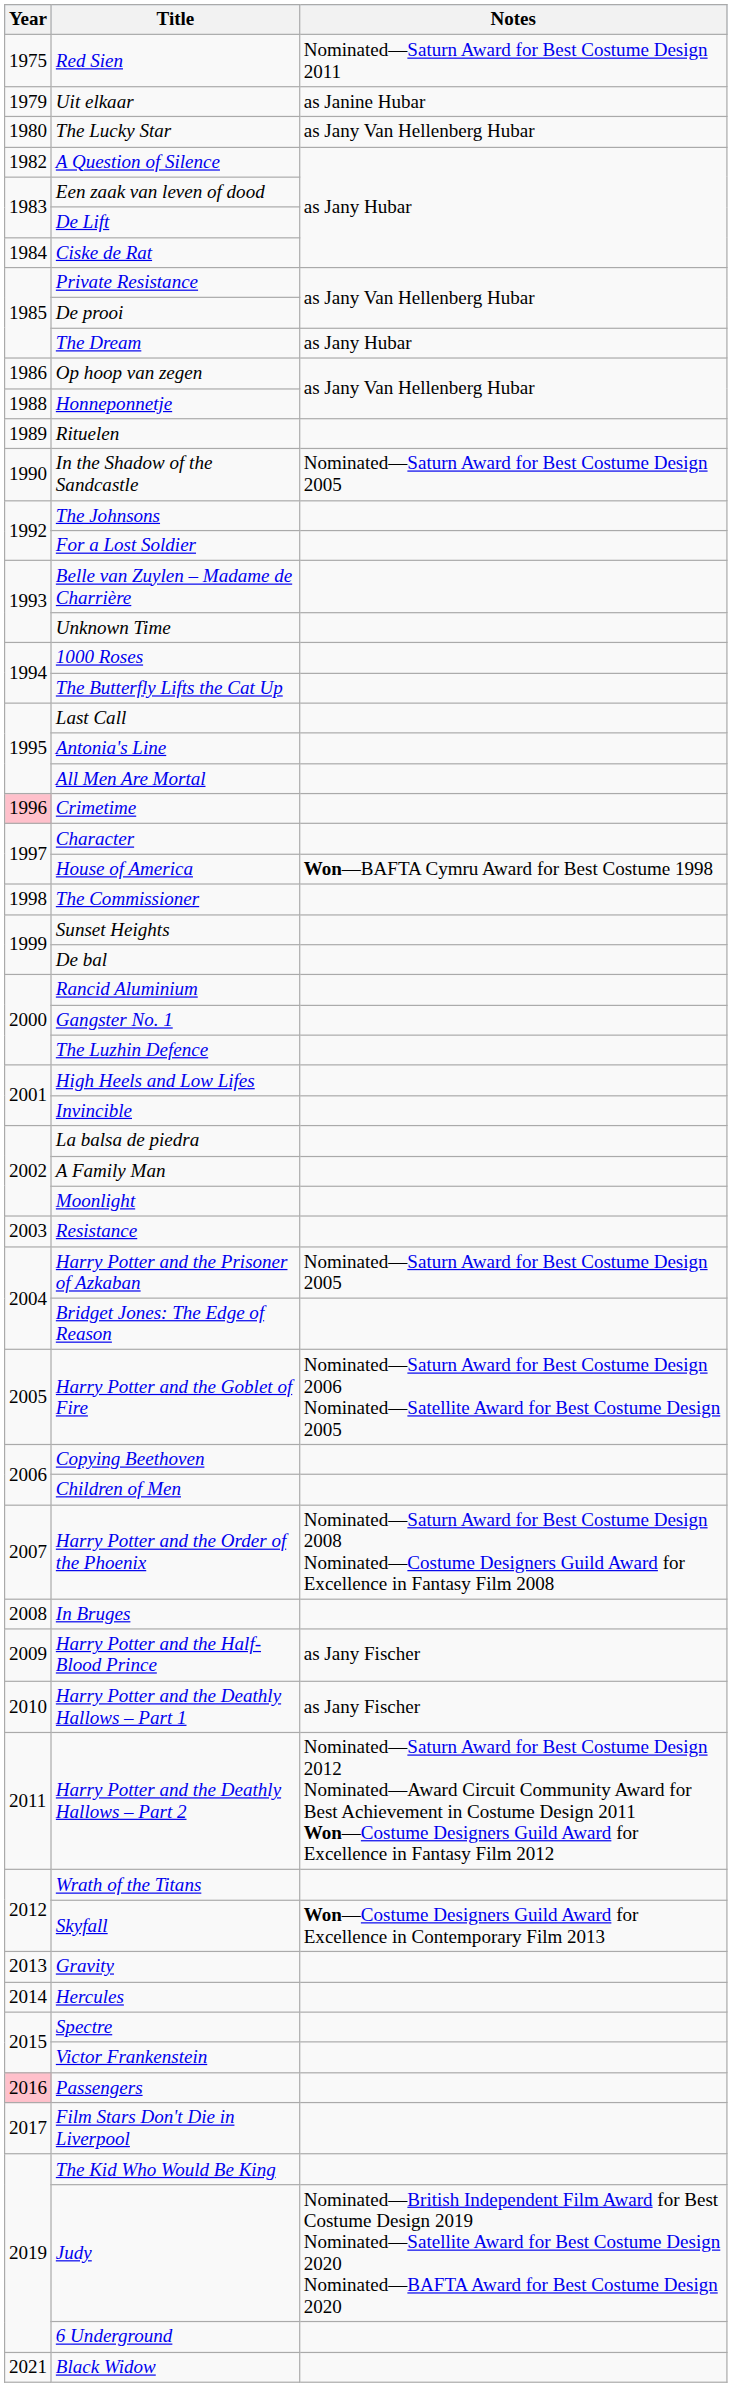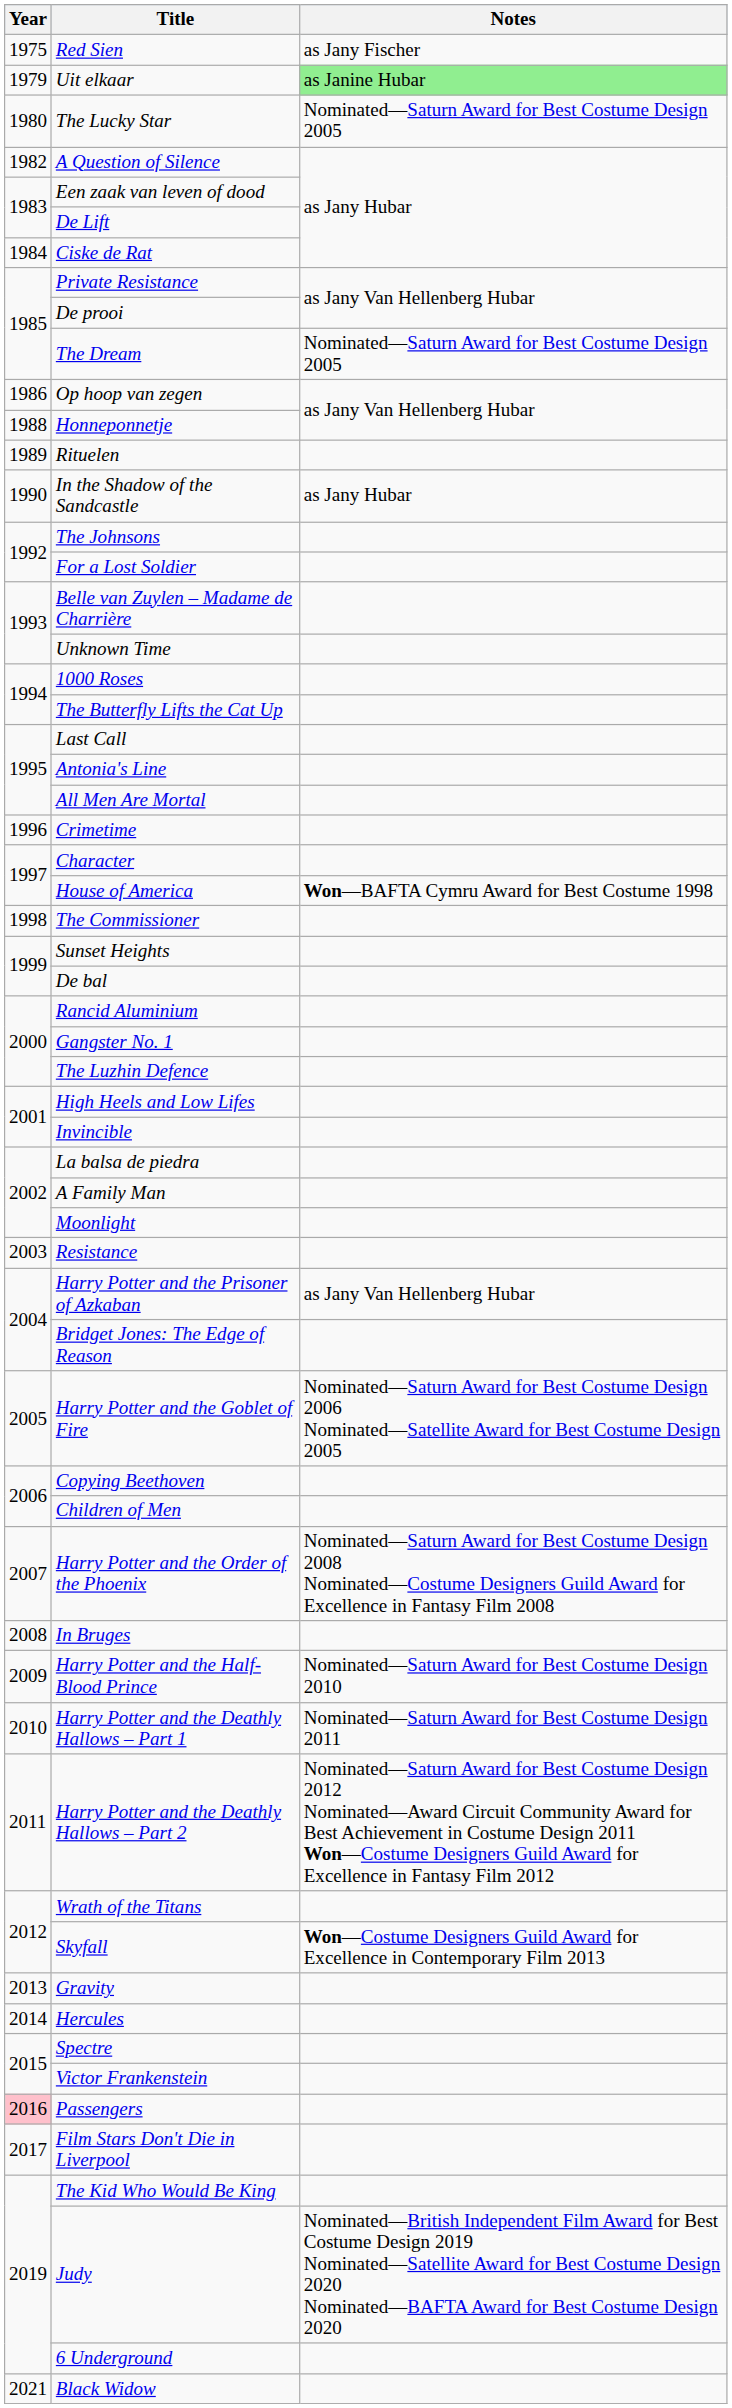(506, 60) Nominated—Saturn Award for Best Costume Design 2011 -> (362, 49) as Jany Fischer
(365, 101) no background -> (365, 79) lightgreen background
(419, 131) as Jany Van Hellenberg Hubar -> (506, 120) Nominated—Saturn Award for Best Costume Design 2005
(358, 342) as Jany Hubar -> (506, 353) Nominated—Saturn Award for Best Costume Design 2005
(506, 474) Nominated—Saturn Award for Best Costume Design 2005 -> (358, 495) as Jany Hubar
(28, 808) pink background -> (28, 829) no background
(506, 1272) Nominated—Saturn Award for Best Costume Design 2005 -> (419, 1293) as Jany Van Hellenberg Hubar
(362, 1654) as Jany Fischer -> (506, 1676) Nominated—Saturn Award for Best Costume Design 2010
(362, 1706) as Jany Fischer -> (506, 1727) Nominated—Saturn Award for Best Costume Design 2011
